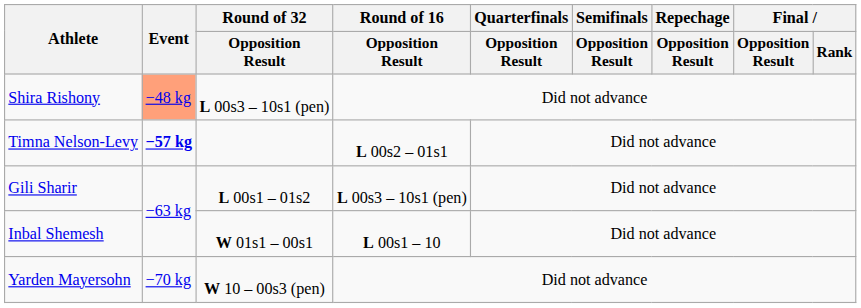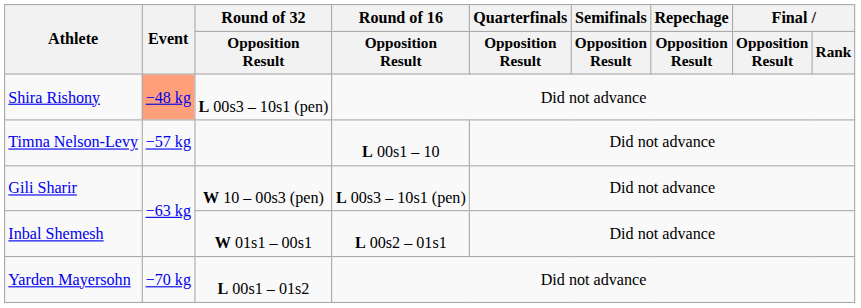(169, 143) bold -> (168, 143) normal
(402, 152) L 00s2 – 01s1 -> (401, 152) L 00s1 – 10
(264, 198) L 00s1 – 01s2 -> (263, 198) W 10 – 00s3 (pen)
(402, 243) L 00s1 – 10 -> (401, 243) L 00s2 – 01s1
(264, 289) W 10 – 00s3 (pen) -> (263, 289) L 00s1 – 01s2
